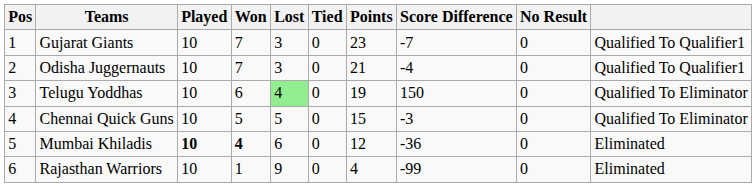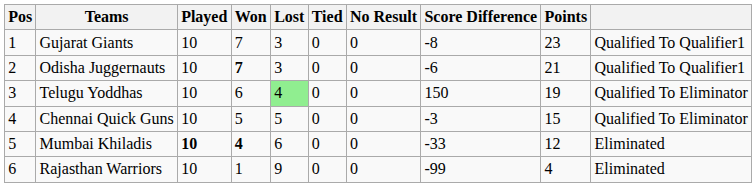columns swapped: (554, 17) <-> (371, 17)
(407, 42) -7 -> (431, 42) -8
(239, 67) normal -> (239, 67) bold
(407, 67) -4 -> (431, 67) -6
(411, 144) -36 -> (435, 144) -33
